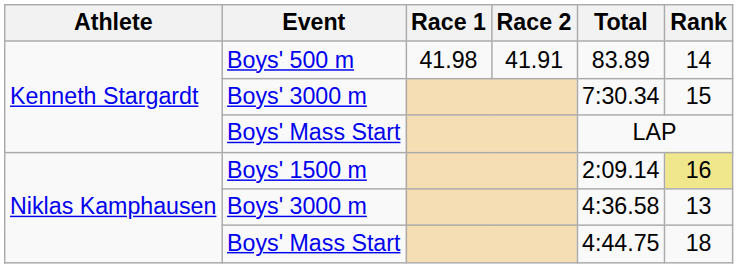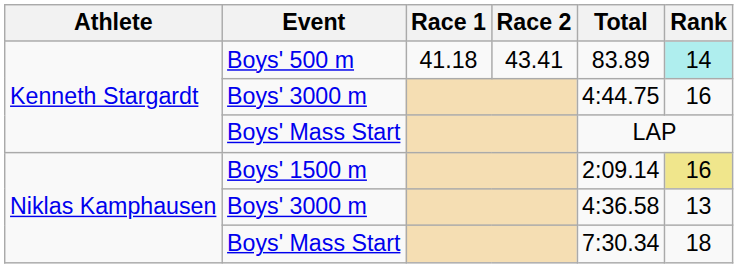(449, 59) 41.98 -> (449, 59) 41.18
(534, 59) 41.91 -> (534, 59) 43.41
(699, 59) no background -> (699, 59) paleturquoise background
(621, 96) 7:30.34 -> (621, 96) 4:44.75
(699, 96) 15 -> (699, 96) 16
(621, 243) 4:44.75 -> (621, 243) 7:30.34
